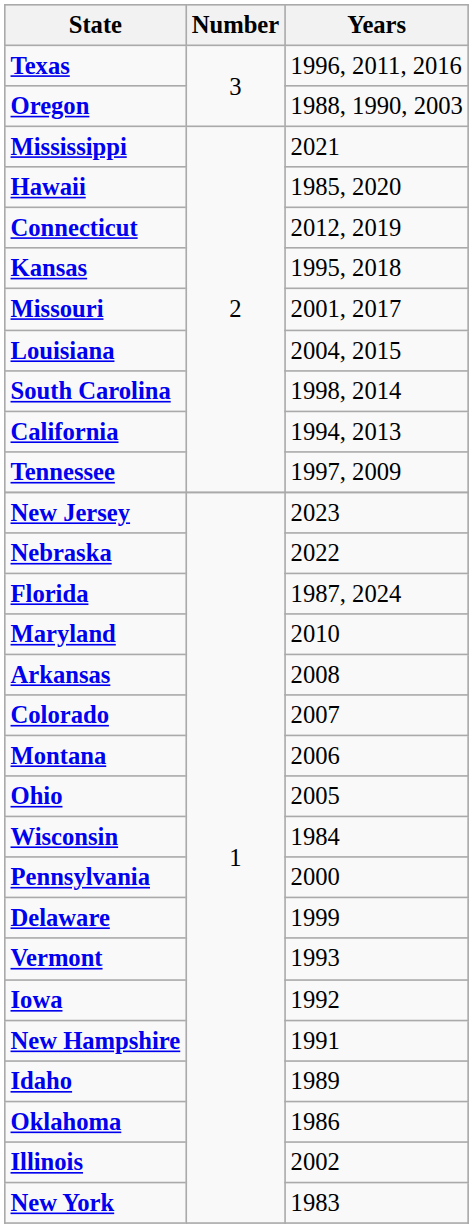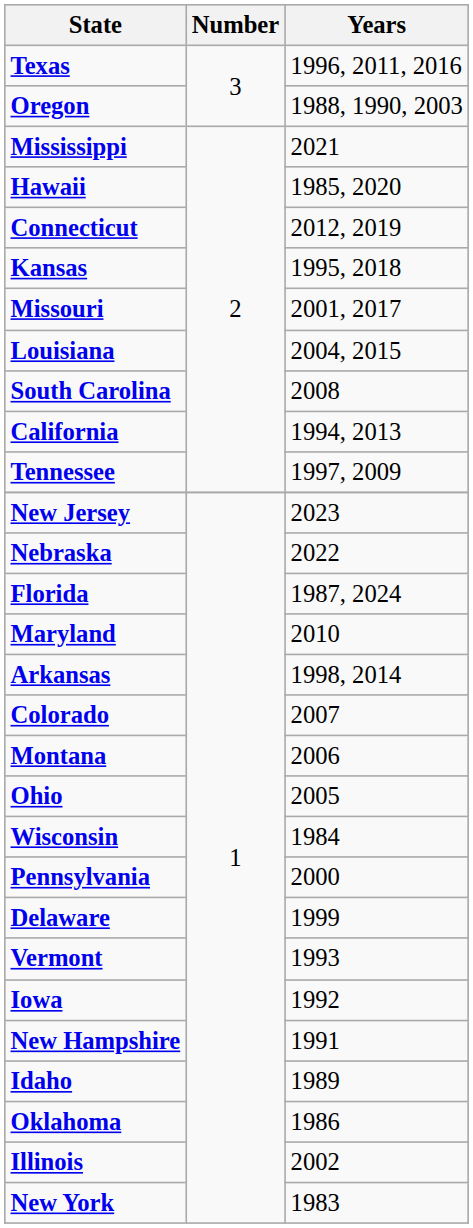(346, 390) 1998, 2014 -> (315, 390) 2008
(315, 674) 2008 -> (346, 674) 1998, 2014
